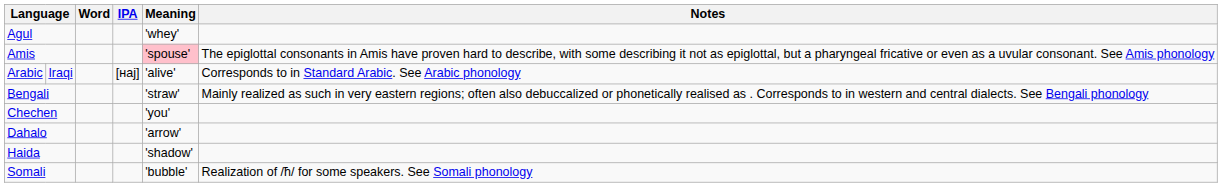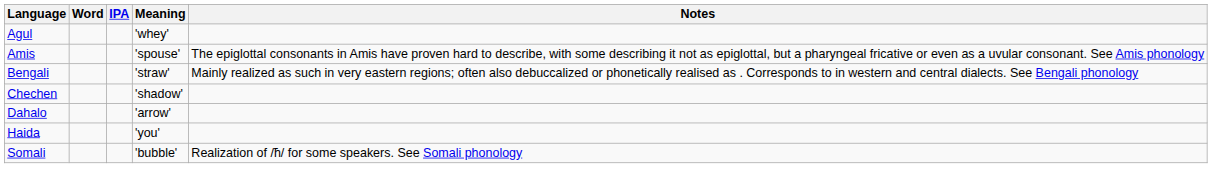(168, 53) pink background -> (158, 53) no background
- row: (25, 73)
(158, 113) 'you' -> (159, 93) 'shadow'
(169, 152) 'shadow' -> (147, 133) 'you'
